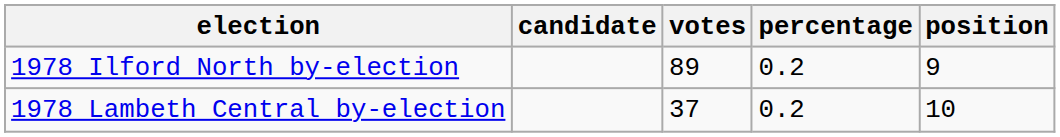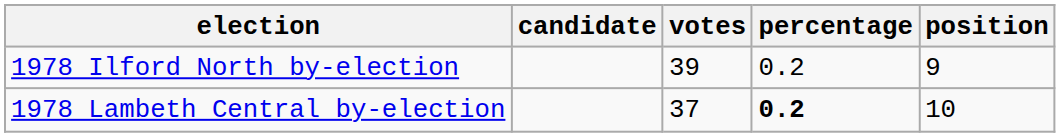(684, 68) 89 -> (684, 68) 39
(782, 110) normal -> (782, 110) bold
